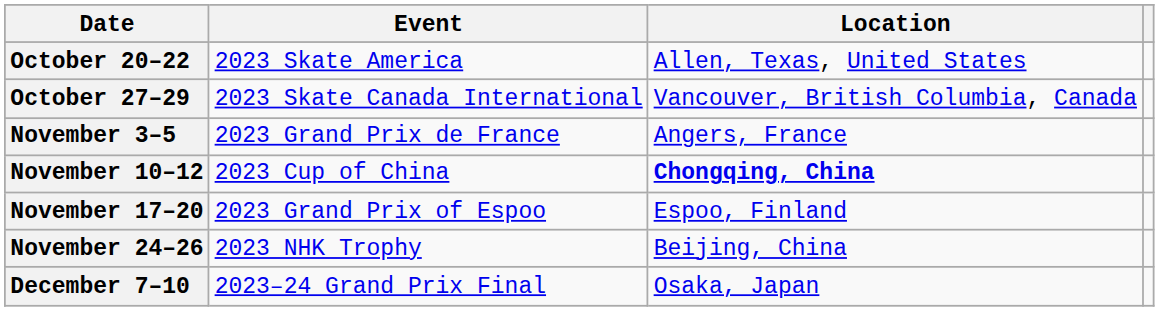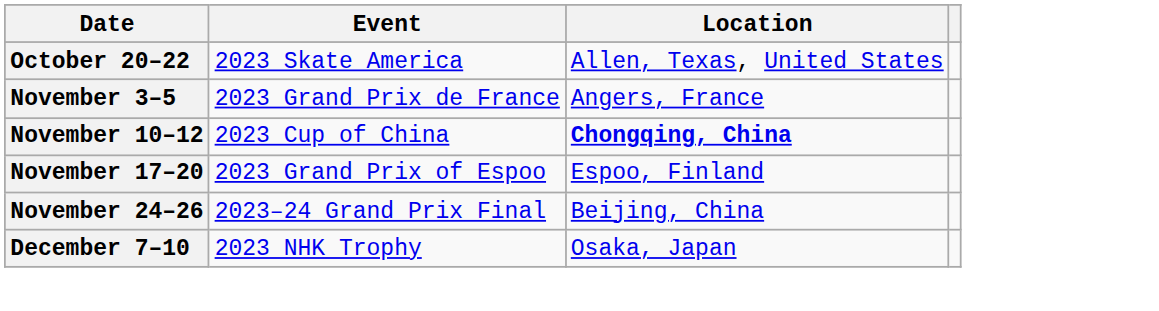- row: (100, 99)
(318, 249) 2023 NHK Trophy -> (380, 211) 2023–24 Grand Prix Final
(380, 286) 2023–24 Grand Prix Final -> (318, 249) 2023 NHK Trophy
